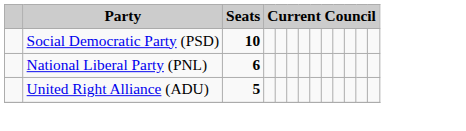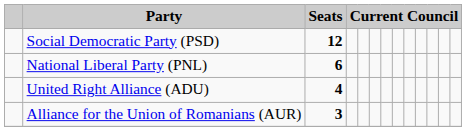(253, 41) 10 -> (335, 41) 12
(256, 89) 5 -> (339, 89) 4
+ row: (164, 114)
